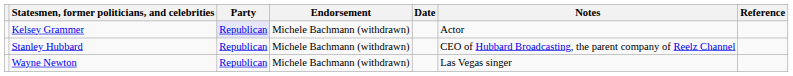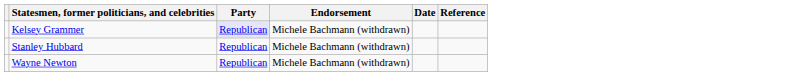- column: (588, 12)
